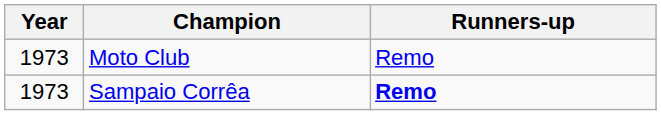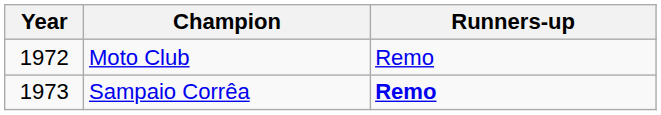(44, 57) 1973 -> (44, 57) 1972
